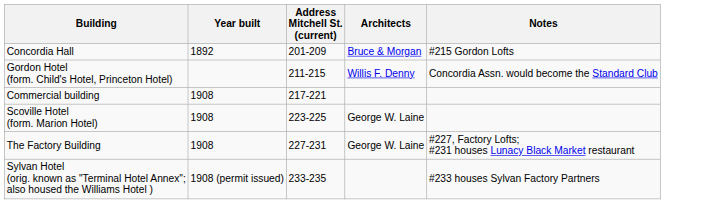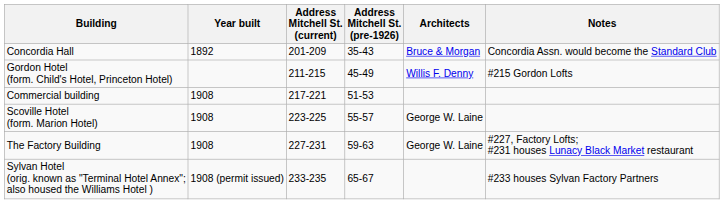+ column: (374, 24)
(471, 51) #215 Gordon Lofts -> (602, 51) Concordia Assn. would become the Standard Club
(543, 73) Concordia Assn. would become the Standard Club -> (530, 73) #215 Gordon Lofts
